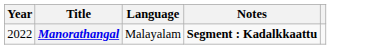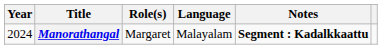+ column: (148, 14)
(20, 34) 2022 -> (20, 34) 2024
